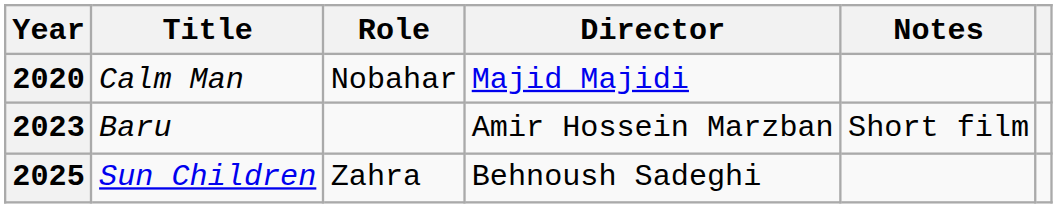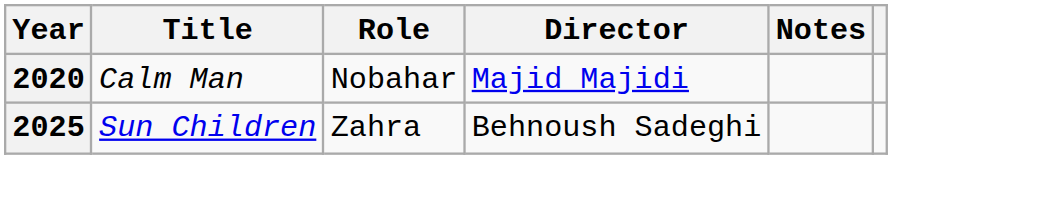- row: (49, 128)
